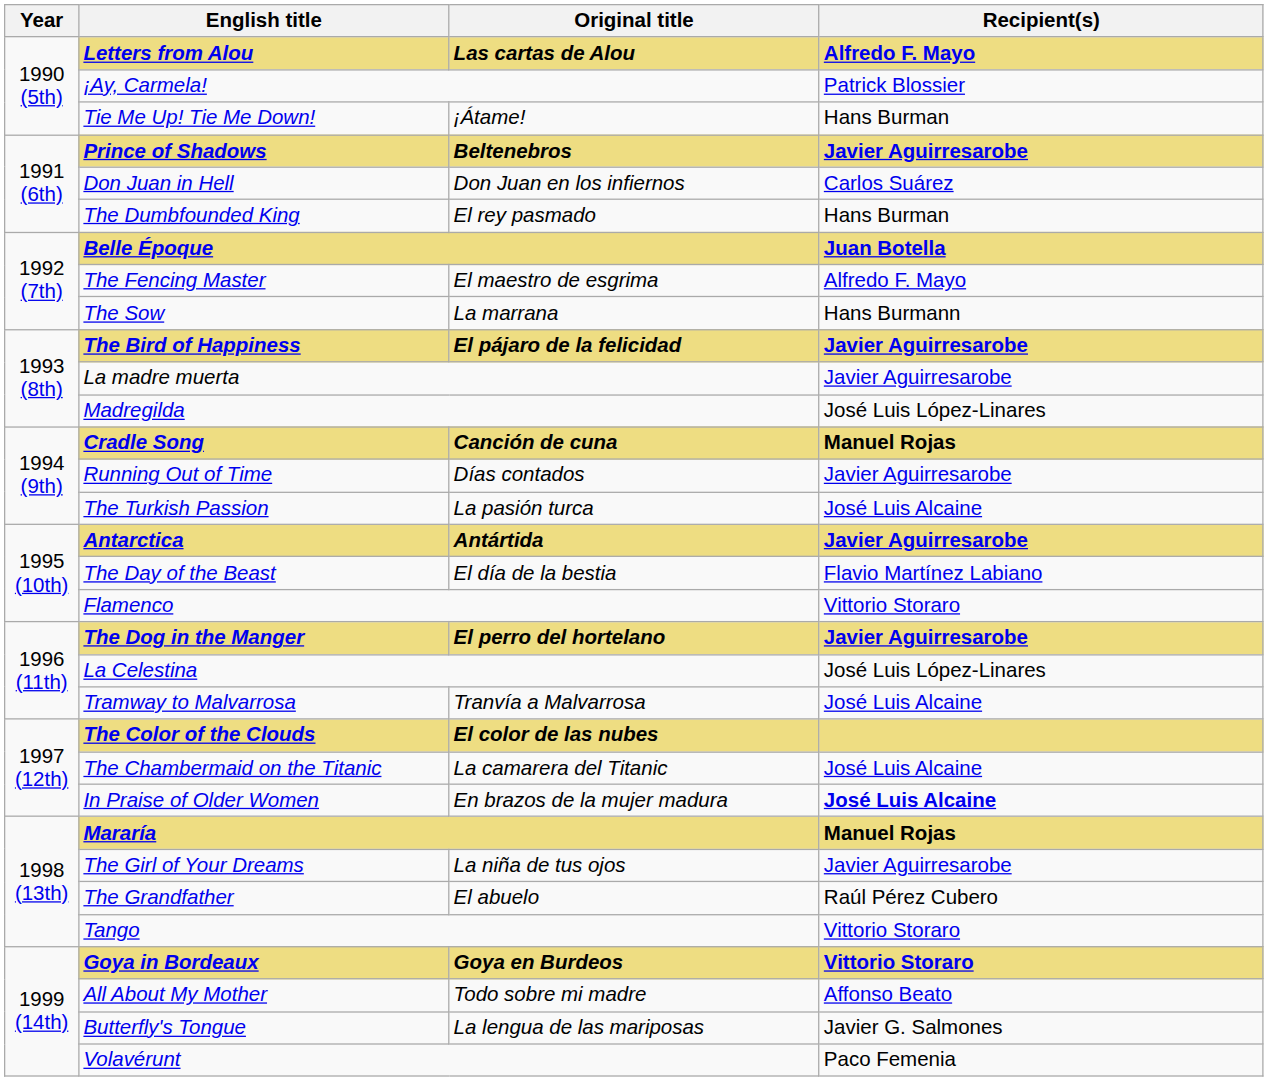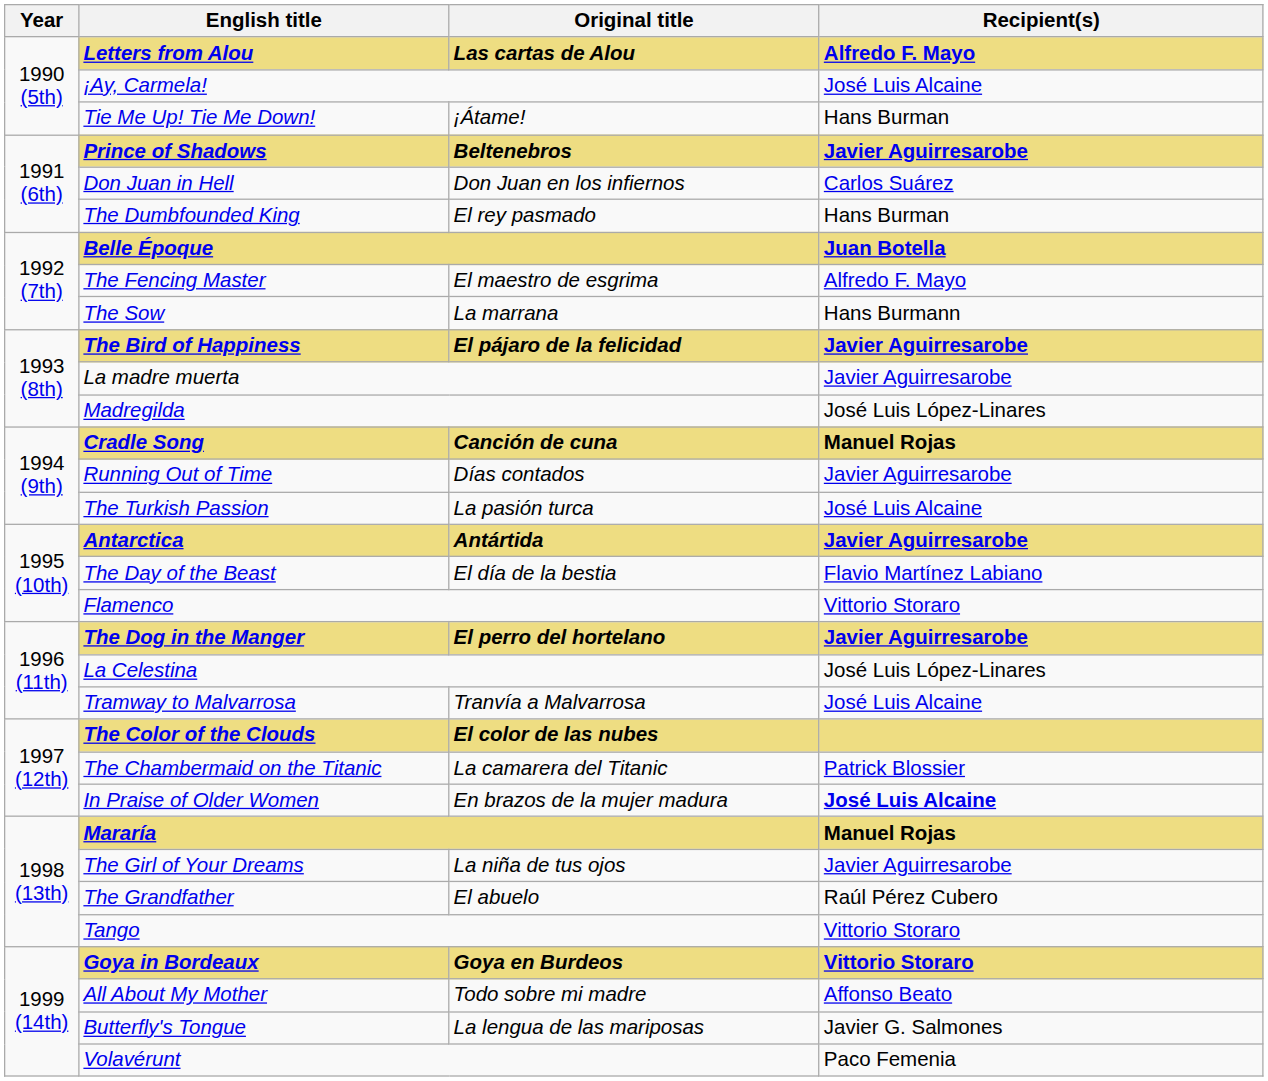(894, 85) Patrick Blossier -> (903, 85) José Luis Alcaine
(903, 767) José Luis Alcaine -> (894, 767) Patrick Blossier
